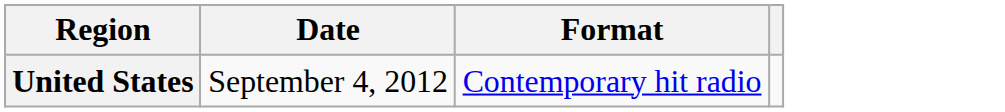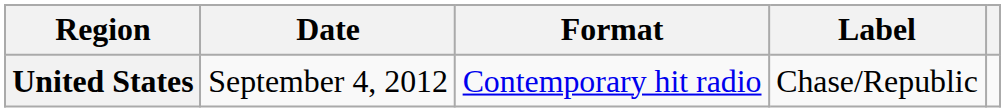+ column: (877, 29)
